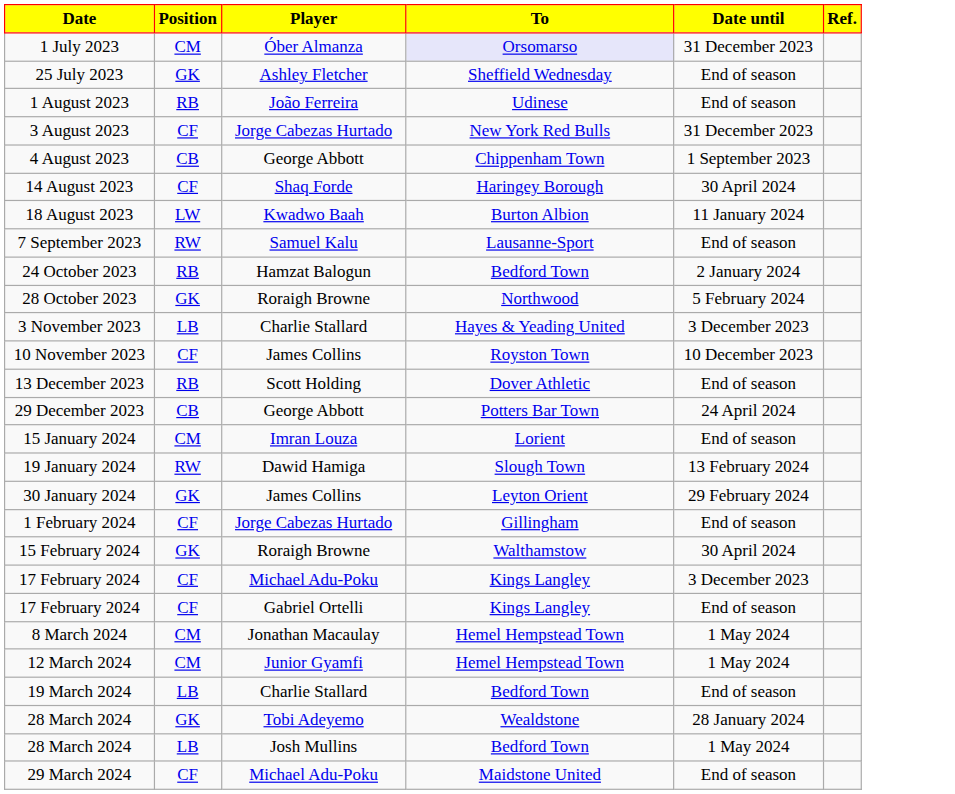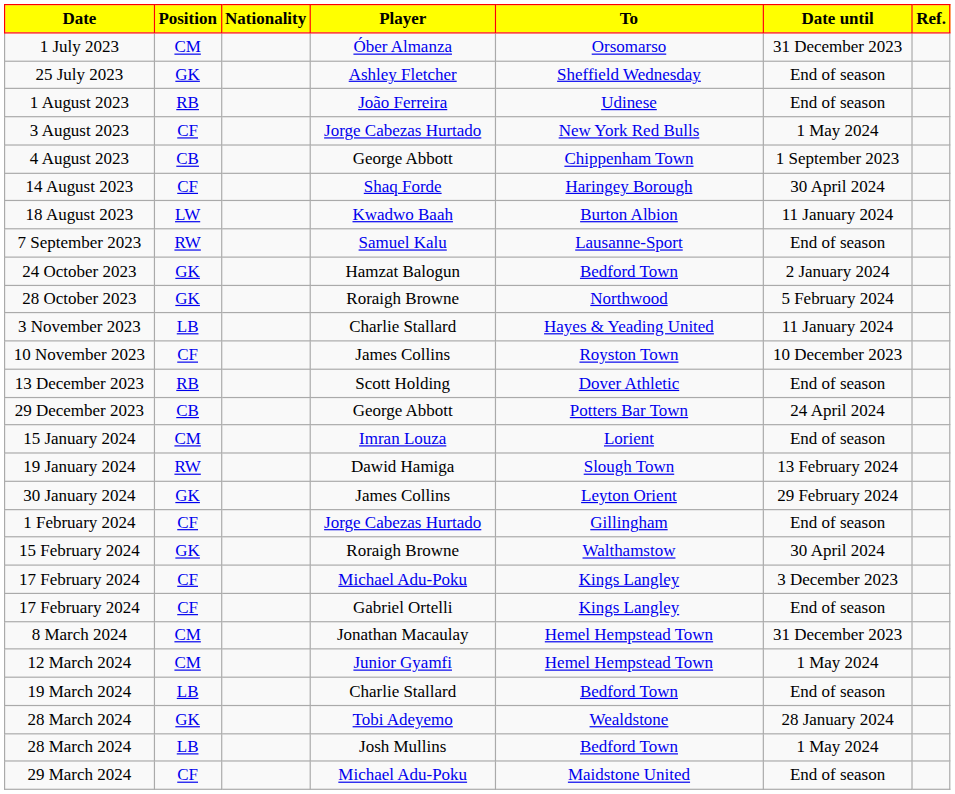+ column: (266, 18)
(540, 46) lavender background -> (629, 46) no background
(748, 131) 31 December 2023 -> (838, 131) 1 May 2024
(188, 271) RB -> (188, 271) GK
(748, 327) 3 December 2023 -> (838, 327) 11 January 2024
(748, 635) 1 May 2024 -> (838, 635) 31 December 2023
